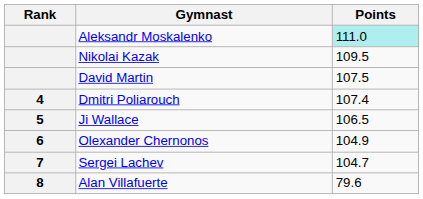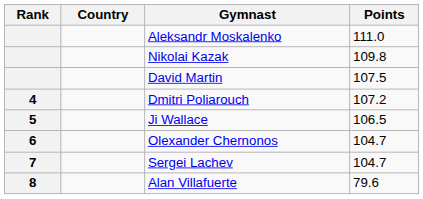+ column: (103, 15)
(351, 36) paleturquoise background -> (369, 36) no background
(352, 57) 109.5 -> (370, 57) 109.8
(352, 99) 107.4 -> (370, 99) 107.2
(352, 141) 104.9 -> (370, 141) 104.7
